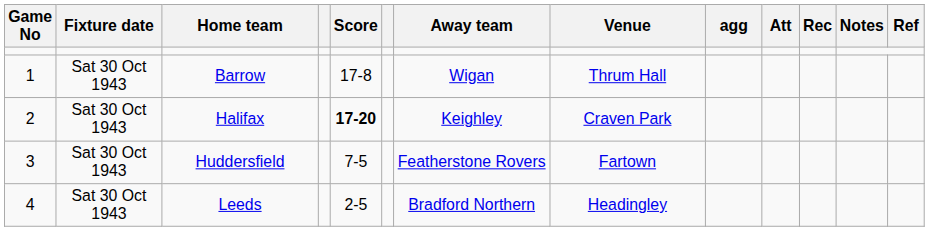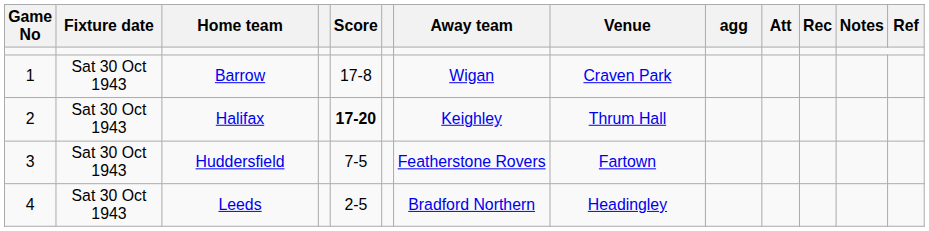(627, 76) Thrum Hall -> (627, 76) Craven Park
(627, 119) Craven Park -> (627, 119) Thrum Hall
